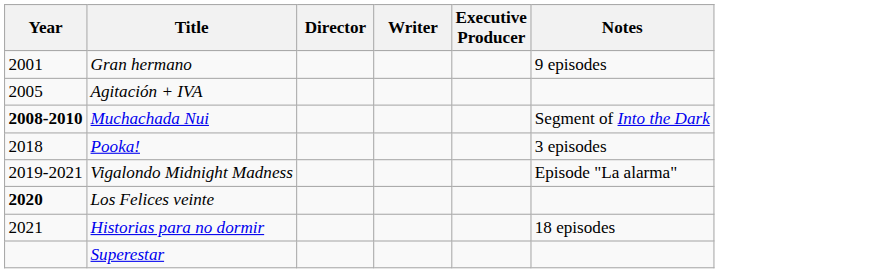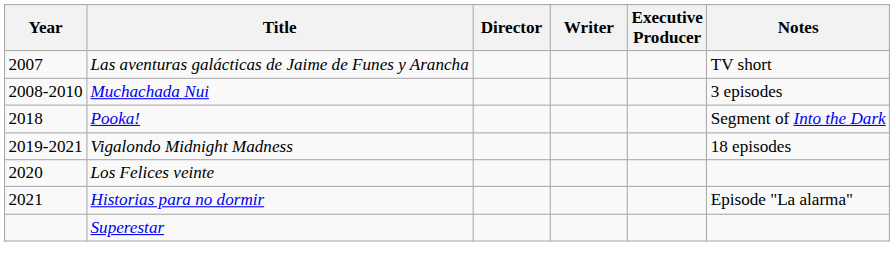- row: (141, 64)
- row: (147, 91)
+ row: (280, 64)
(46, 118) bold -> (46, 91) normal
(622, 118) Segment of Into the Dark -> (747, 91) 3 episodes
(571, 145) 3 episodes -> (798, 118) Segment of Into the Dark
(606, 173) Episode "La alarma" -> (751, 145) 18 episodes
(26, 200) bold -> (26, 173) normal
(575, 227) 18 episodes -> (782, 200) Episode "La alarma"
